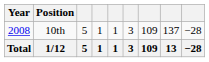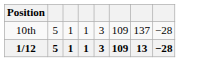- column: (19, 13)
